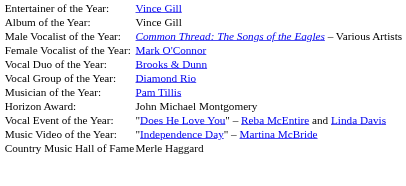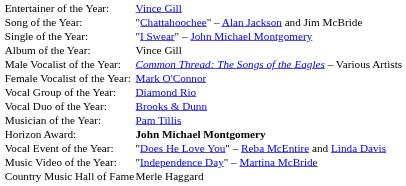+ row: (44, 22)
+ row: (46, 36)
rows swapped: (56, 64) <-> (60, 78)
(196, 106) normal -> (201, 134) bold
